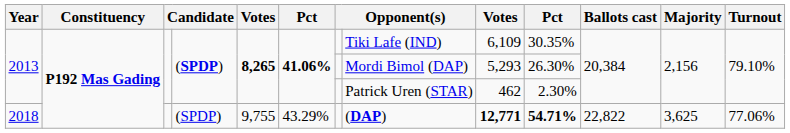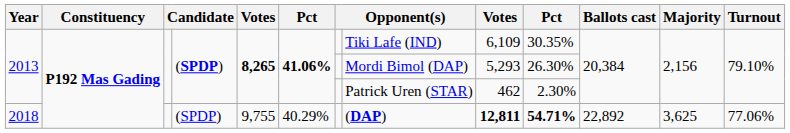(306, 116) 43.29% -> (306, 116) 40.29%
(500, 116) 12,771 -> (500, 116) 12,811
(605, 116) 22,822 -> (604, 116) 22,892
